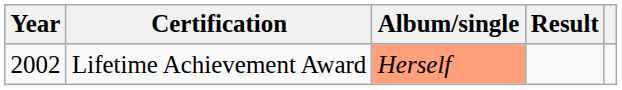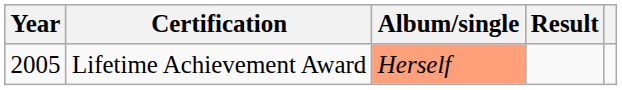(35, 63) 2002 -> (35, 63) 2005
